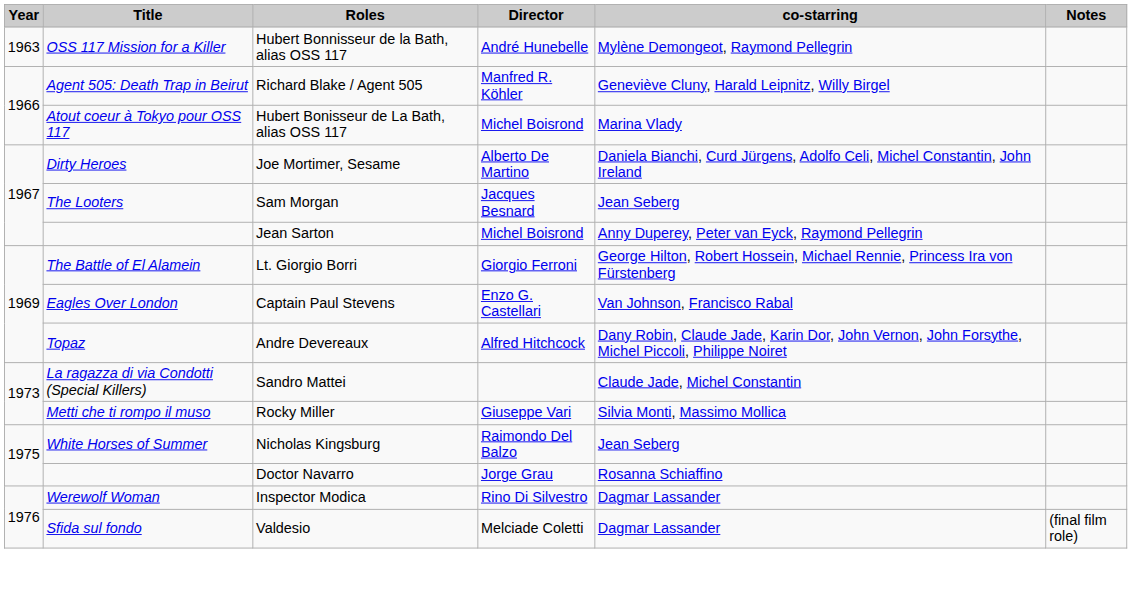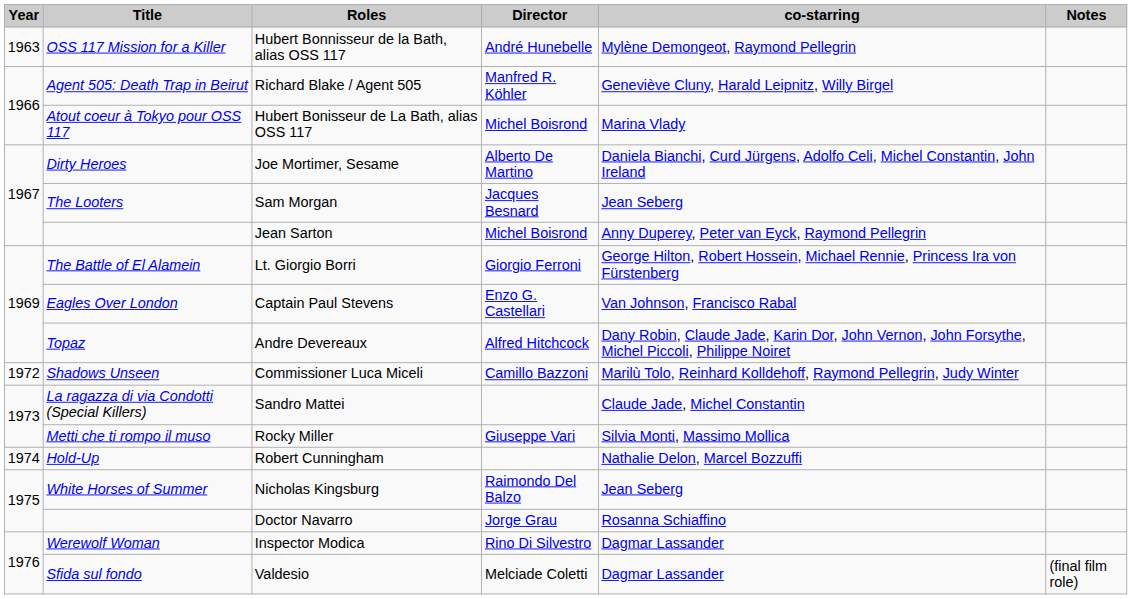+ row: (339, 373)
+ row: (319, 458)
